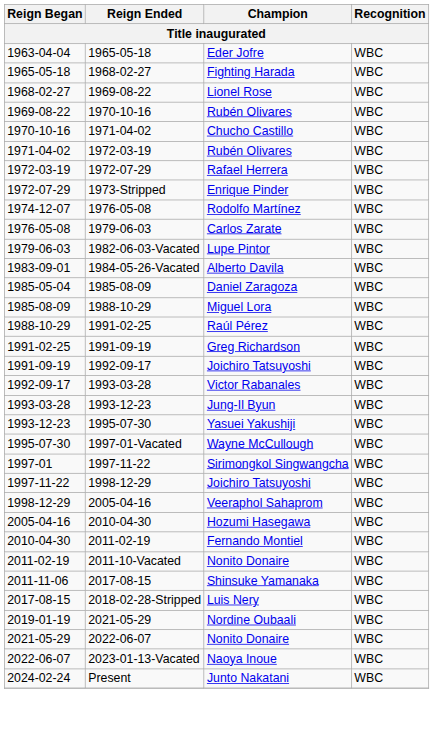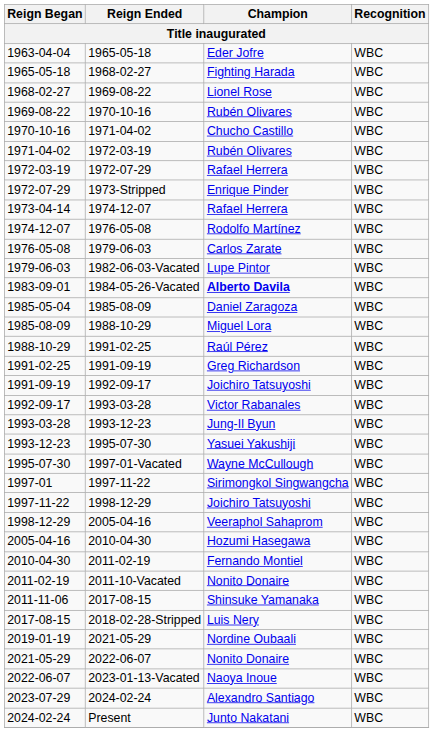+ row: (39, 209)
(245, 268) normal -> (248, 287) bold
+ row: (39, 698)
